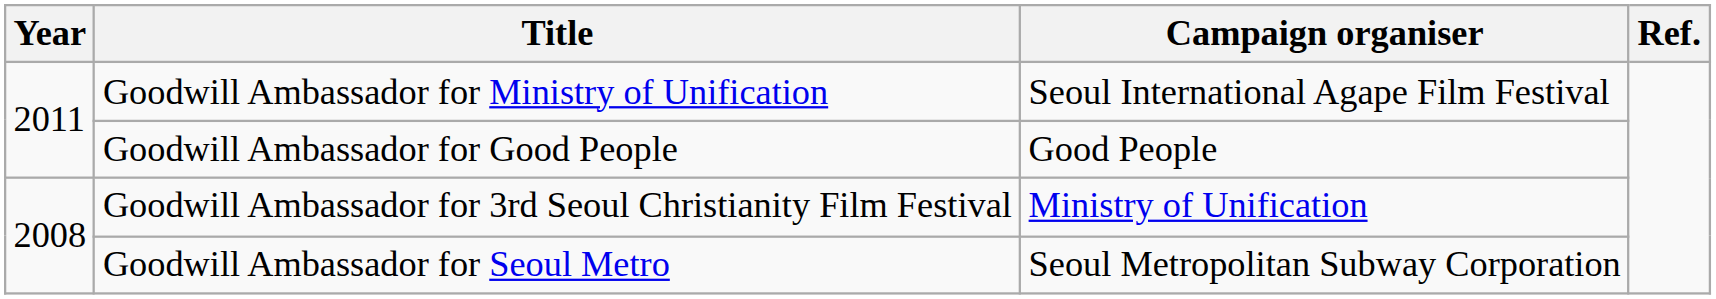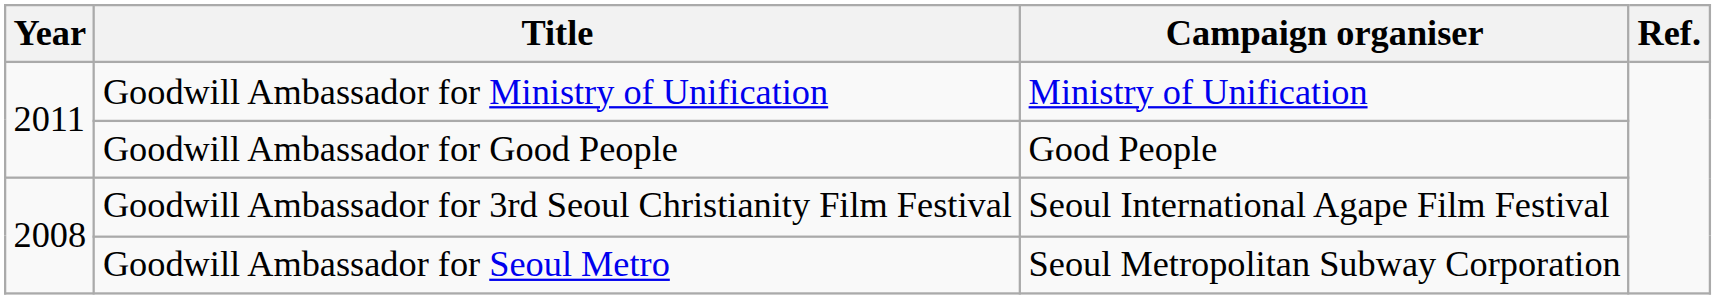(1319, 90) Seoul International Agape Film Festival -> (1198, 90) Ministry of Unification
(1198, 206) Ministry of Unification -> (1319, 206) Seoul International Agape Film Festival
